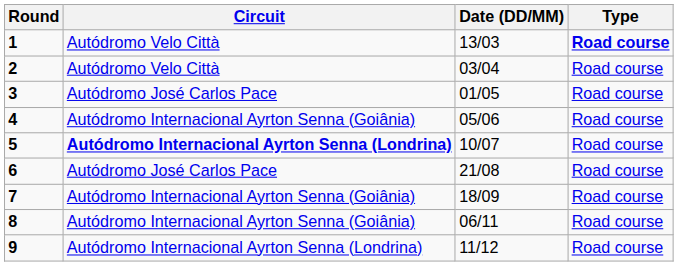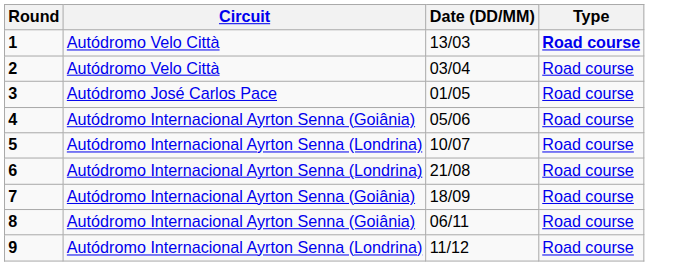(259, 145) bold -> (245, 145) normal
(172, 171) Autódromo José Carlos Pace -> (245, 171) Autódromo Internacional Ayrton Senna (Londrina)
